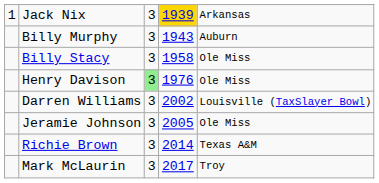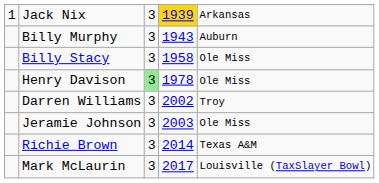(178, 80) 1976 -> (178, 80) 1978
(285, 102) Louisville (TaxSlayer Bowl) -> (212, 102) Troy
(178, 123) 2005 -> (178, 123) 2003
(212, 167) Troy -> (285, 167) Louisville (TaxSlayer Bowl)
